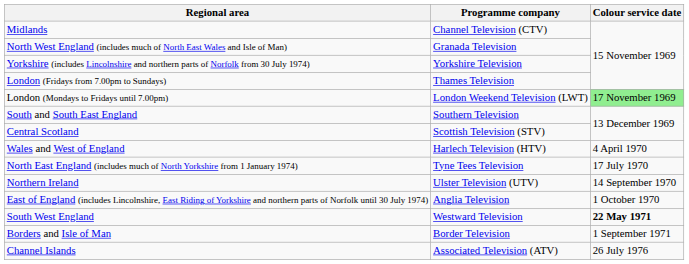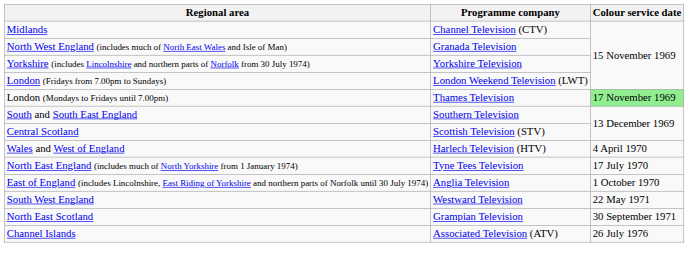(474, 81) Thames Television -> (510, 81) London Weekend Television (LWT)
(510, 98) London Weekend Television (LWT) -> (474, 98) Thames Television
- row: (43, 183)
(622, 217) bold -> (621, 200) normal
- row: (59, 234)
+ row: (50, 217)
